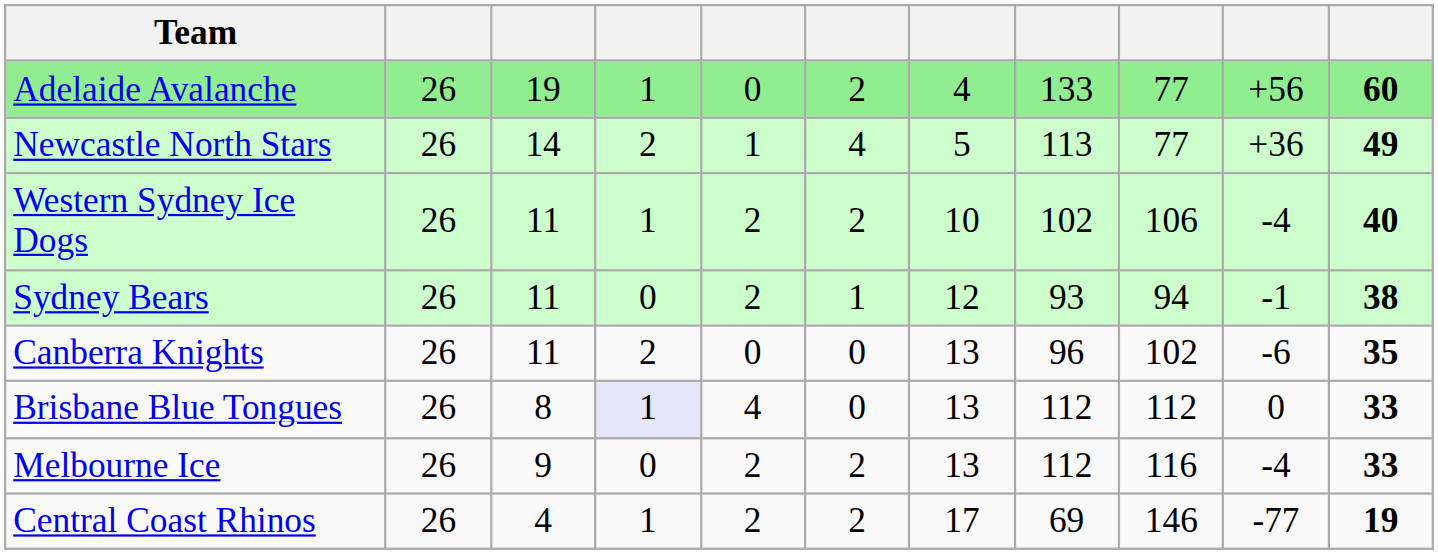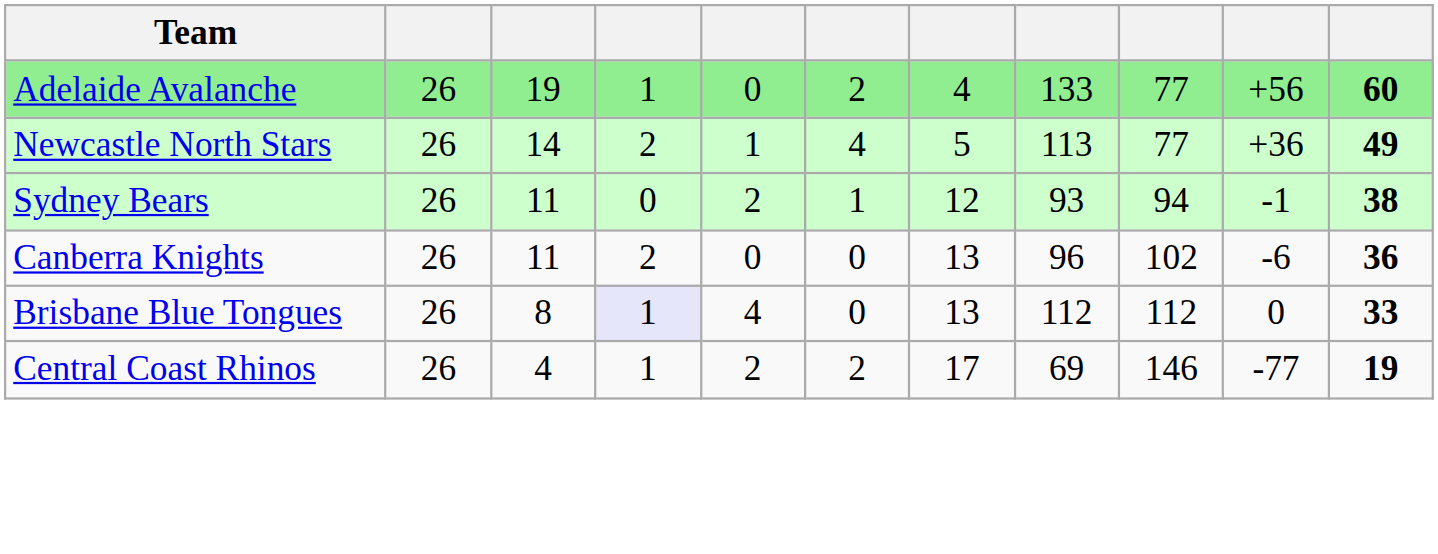- row: (154, 220)
(1381, 352) 35 -> (1381, 256) 36
- row: (117, 464)
